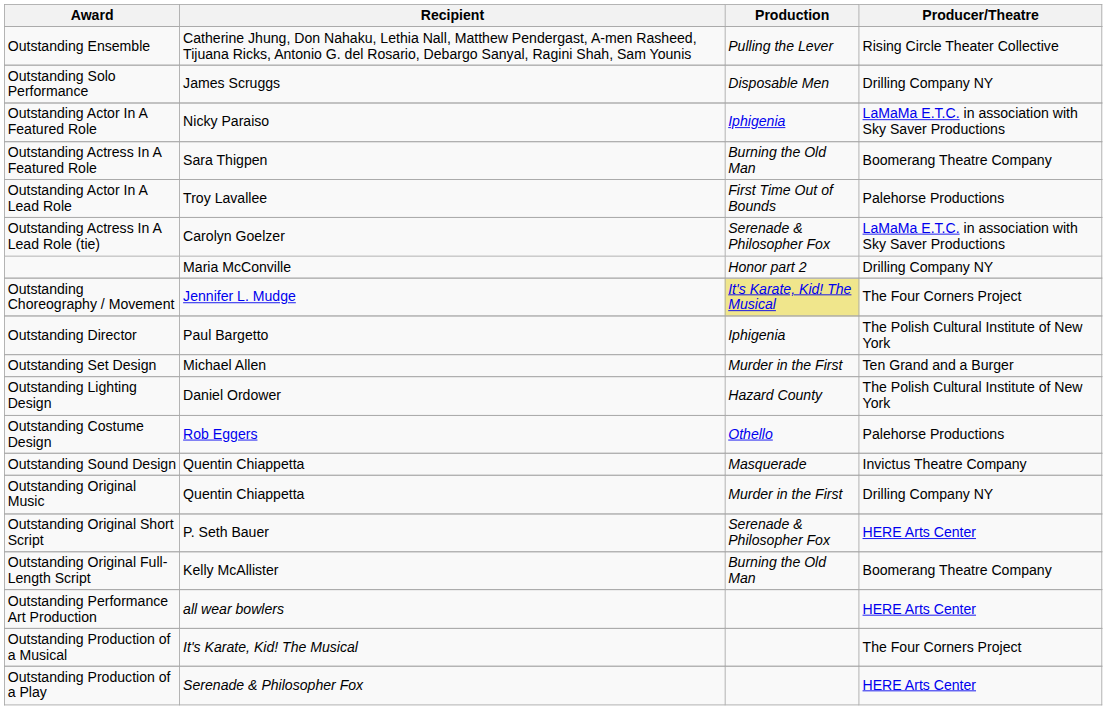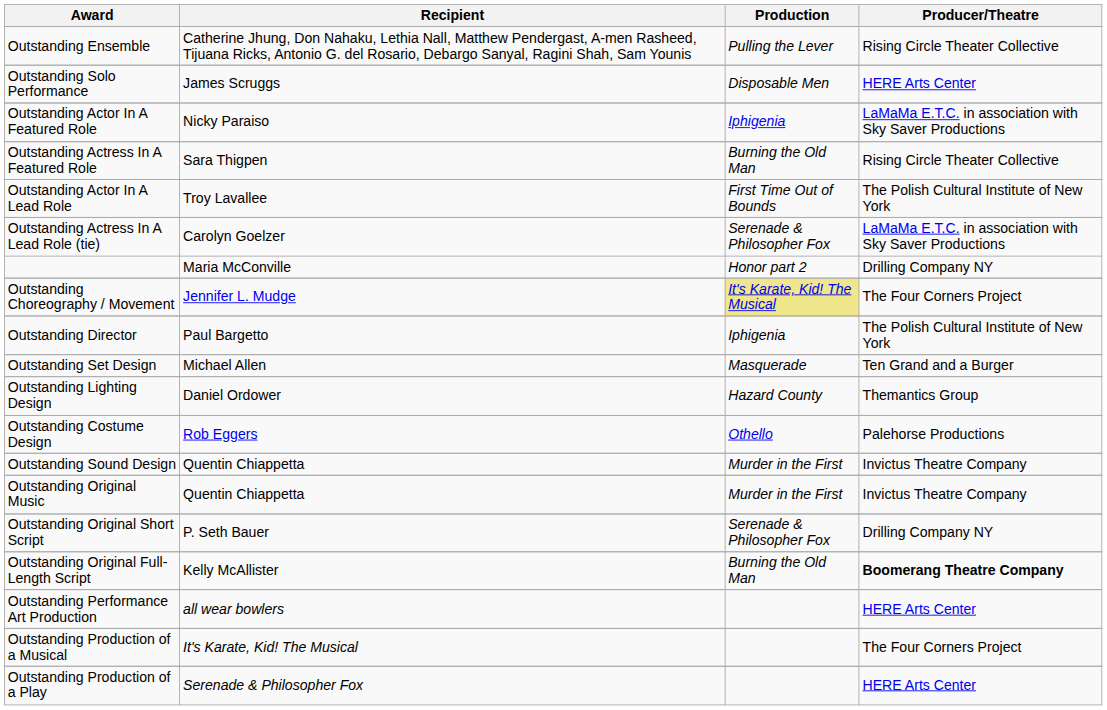(928, 84) Drilling Company NY -> (919, 84) HERE Arts Center
(957, 160) Boomerang Theatre Company -> (961, 160) Rising Circle Theater Collective
(933, 198) Palehorse Productions -> (973, 198) The Polish Cultural Institute of New York
(785, 365) Murder in the First -> (767, 365) Masquerade
(973, 395) The Polish Cultural Institute of New York -> (920, 395) Themantics Group
(767, 464) Masquerade -> (785, 464) Murder in the First
(928, 494) Drilling Company NY -> (945, 494) Invictus Theatre Company
(919, 532) HERE Arts Center -> (928, 532) Drilling Company NY
(957, 570) normal -> (963, 570) bold
